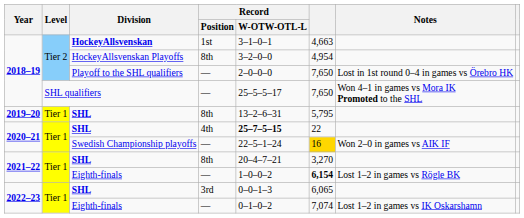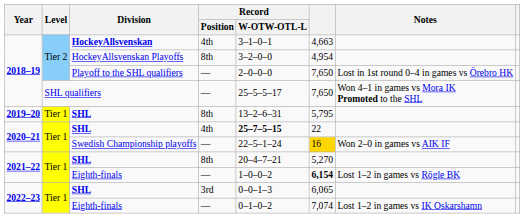(206, 42) 1st -> (207, 42) 4th
(322, 159) 3,270 -> (322, 159) 5,270
